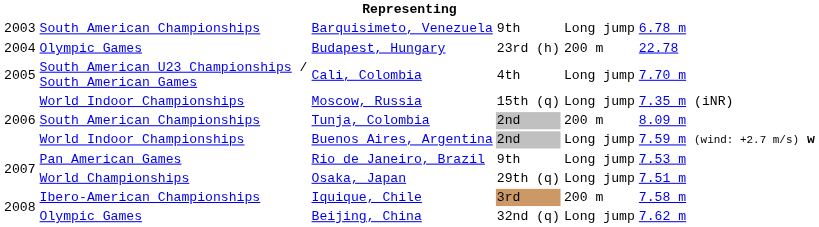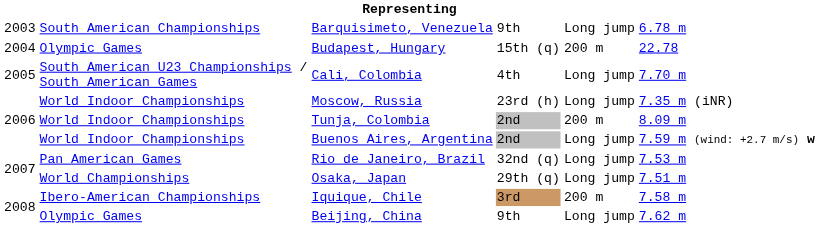(528, 48) 23rd (h) -> (528, 48) 15th (q)
(528, 102) 15th (q) -> (528, 102) 23rd (h)
(150, 121) South American Championships -> (142, 121) World Indoor Championships
(509, 159) 9th -> (528, 159) 32nd (q)
(528, 217) 32nd (q) -> (509, 217) 9th
